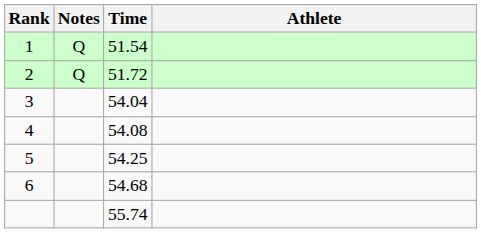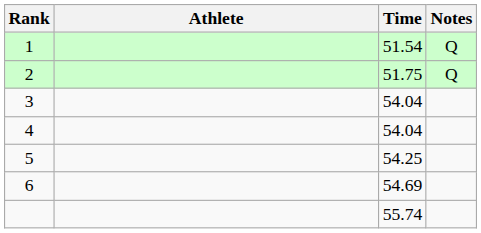columns swapped: (314, 18) <-> (79, 18)
(128, 74) 51.72 -> (403, 74) 51.75
(128, 130) 54.08 -> (403, 130) 54.04
(128, 185) 54.68 -> (403, 185) 54.69
